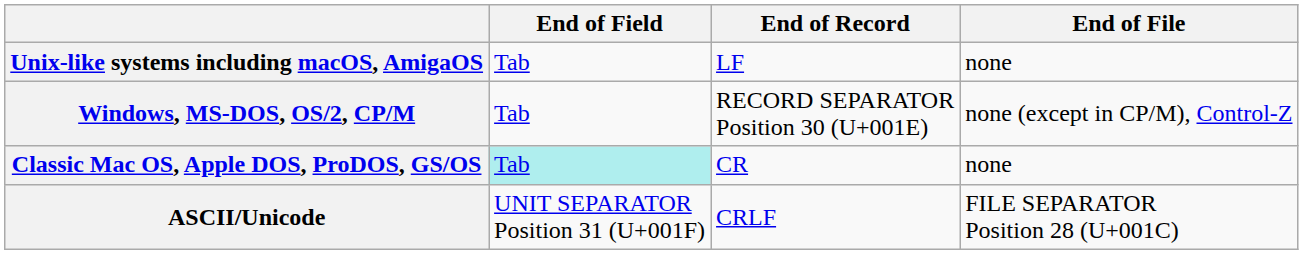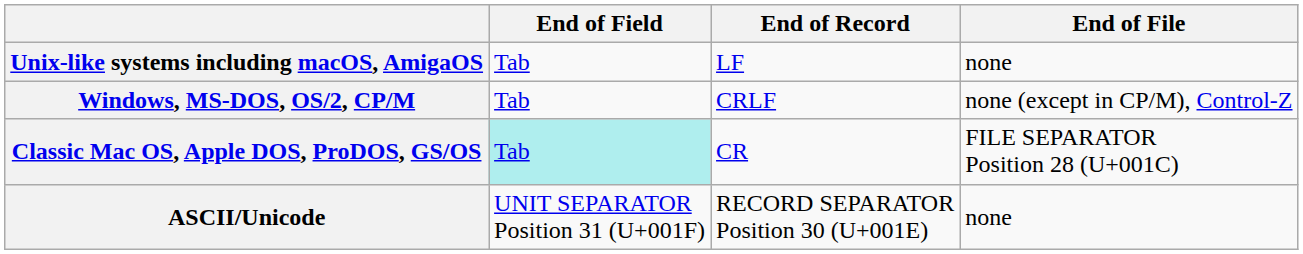(835, 113) RECORD SEPARATOR Position 30 (U+001E) -> (746, 99) CRLF
(989, 164) none -> (1072, 151) FILE SEPARATOR Position 28 (U+001C)
(746, 216) CRLF -> (835, 216) RECORD SEPARATOR Position 30 (U+001E)
(1072, 216) FILE SEPARATOR Position 28 (U+001C) -> (989, 216) none
